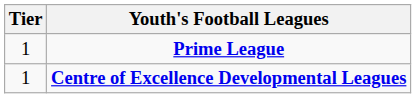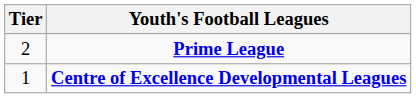(26, 48) 1 -> (26, 48) 2
